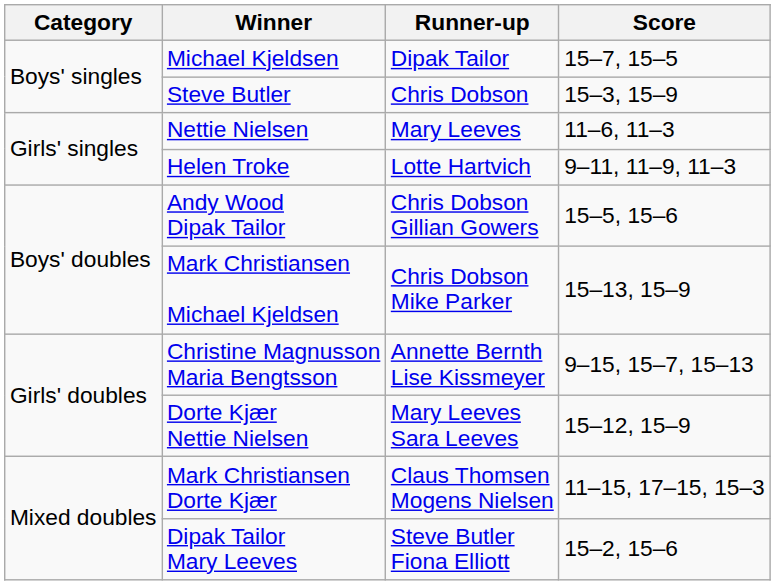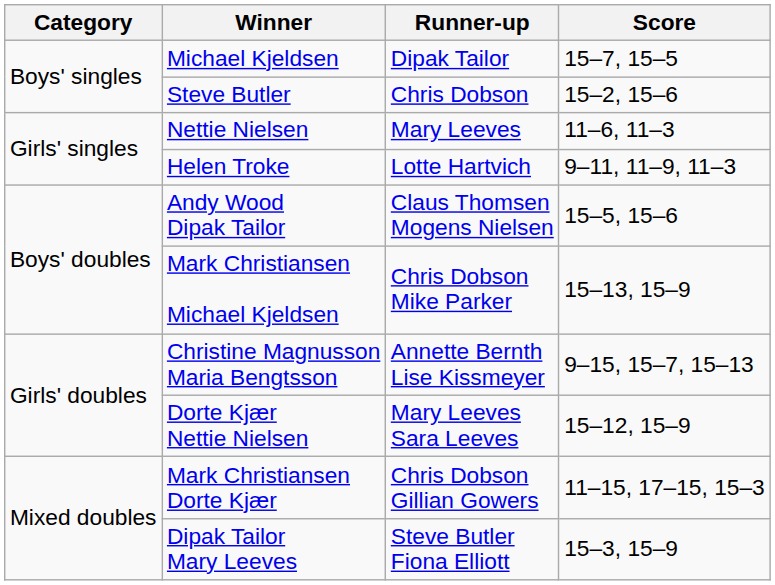(621, 94) 15–3, 15–9 -> (621, 94) 15–2, 15–6
(465, 215) Chris Dobson Gillian Gowers -> (472, 215) Claus Thomsen Mogens Nielsen
(472, 487) Claus Thomsen Mogens Nielsen -> (465, 487) Chris Dobson Gillian Gowers
(621, 548) 15–2, 15–6 -> (621, 548) 15–3, 15–9
